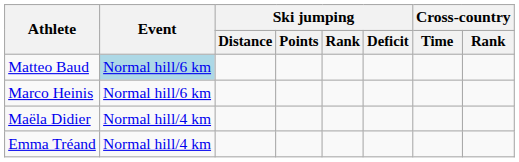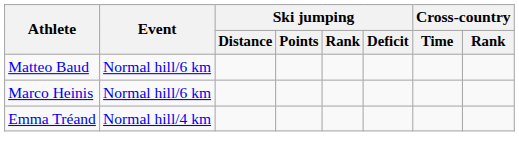(157, 67) lightblue background -> (157, 67) no background
- row: (49, 118)
